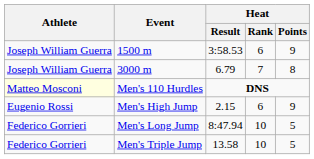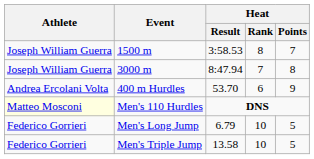(260, 50) 6 -> (260, 50) 8
(292, 50) 9 -> (292, 50) 7
(225, 69) 6.79 -> (225, 69) 8:47.94
+ row: (151, 88)
- row: (157, 107)
(225, 125) 8:47.94 -> (225, 125) 6.79
